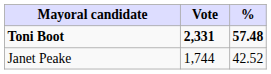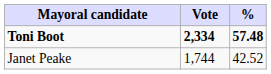(199, 36) 2,331 -> (199, 36) 2,334
